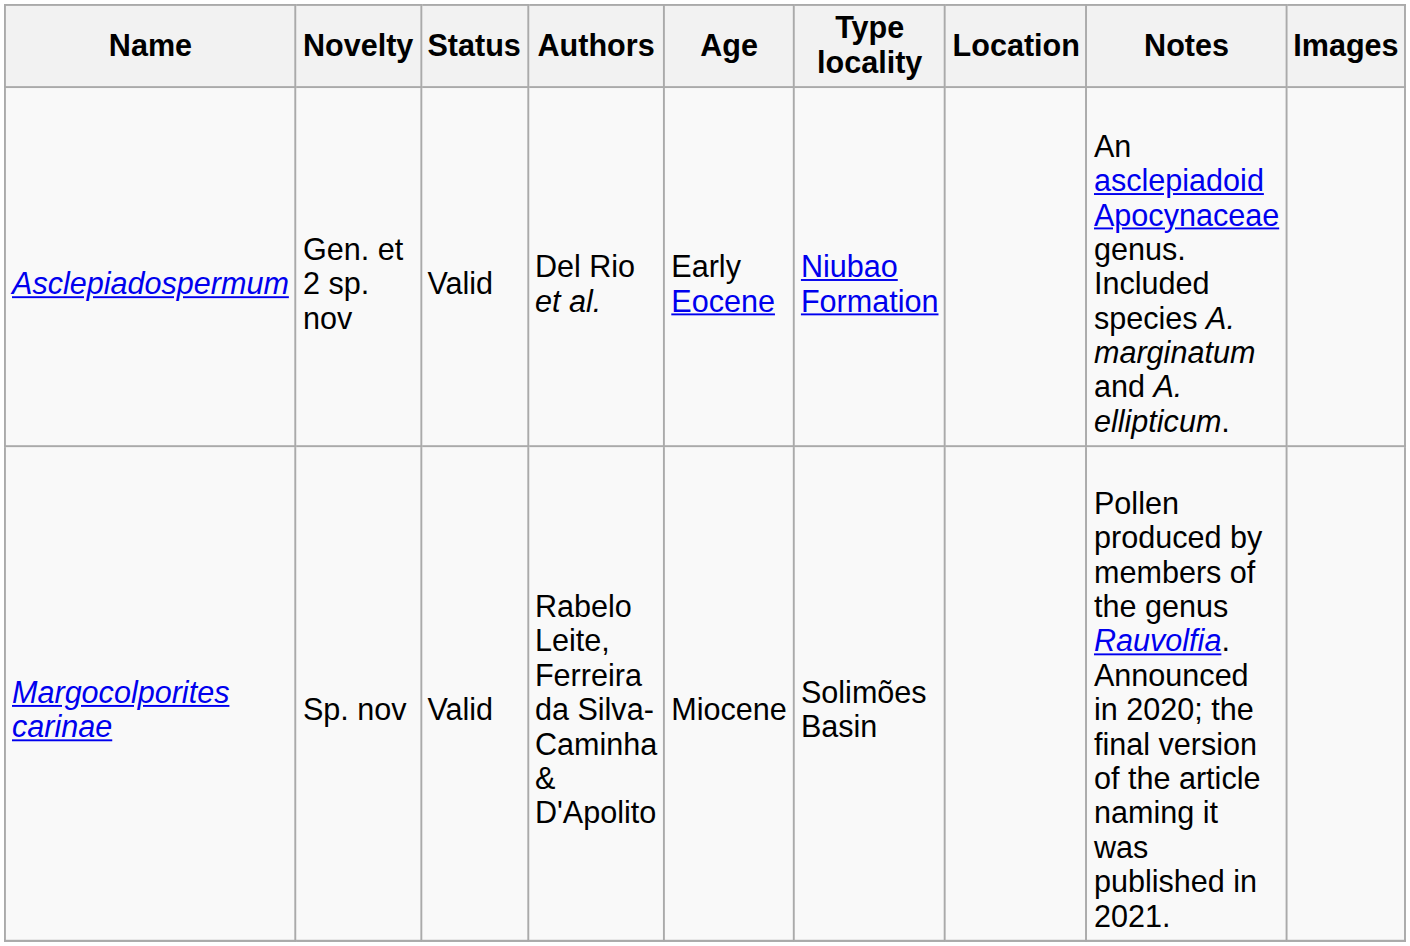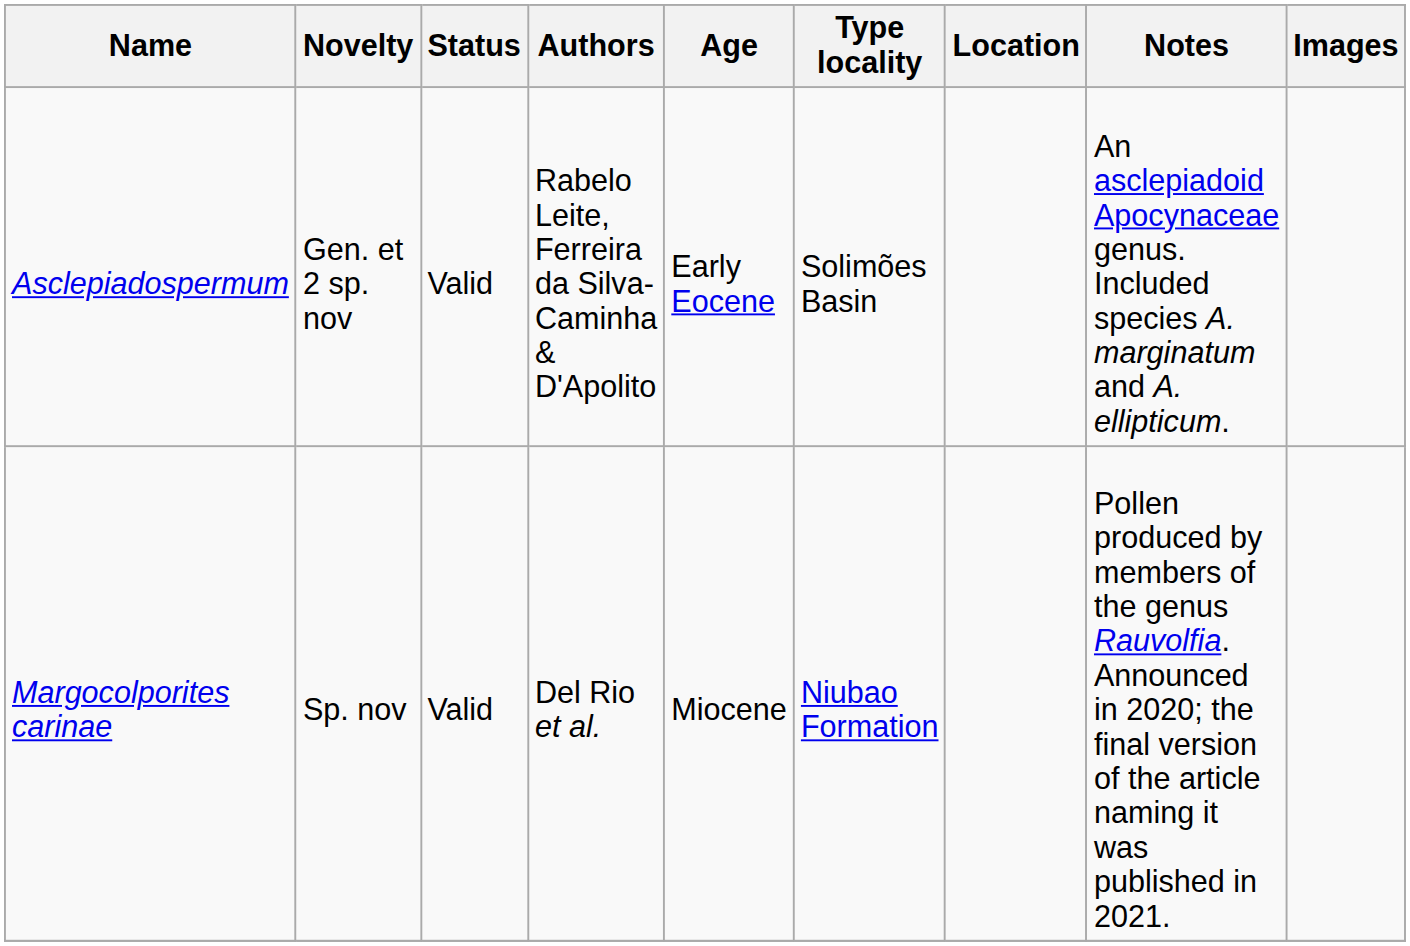(585, 283) Del Rio et al. -> (596, 283) Rabelo Leite, Ferreira da Silva-Caminha & D'Apolito
(870, 283) Niubao Formation -> (864, 283) Solimões Basin
(596, 710) Rabelo Leite, Ferreira da Silva-Caminha & D'Apolito -> (585, 710) Del Rio et al.
(864, 710) Solimões Basin -> (870, 710) Niubao Formation
